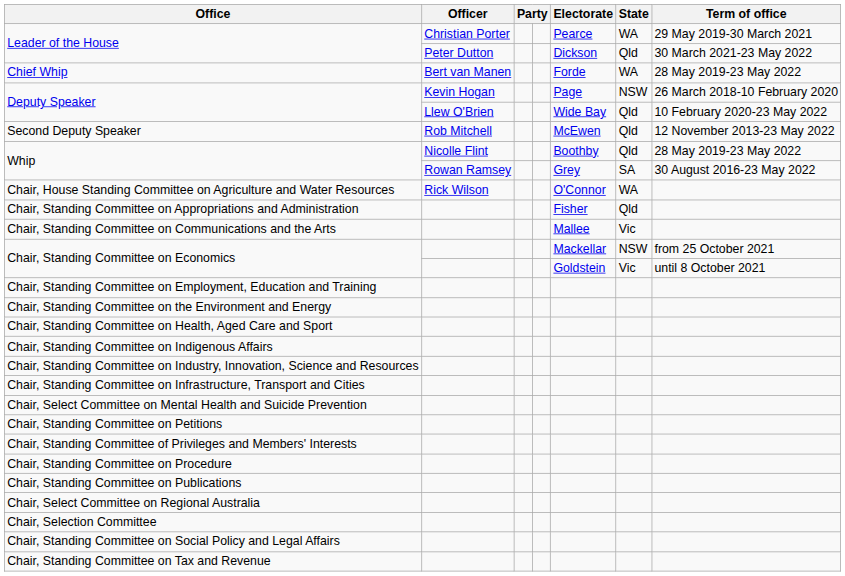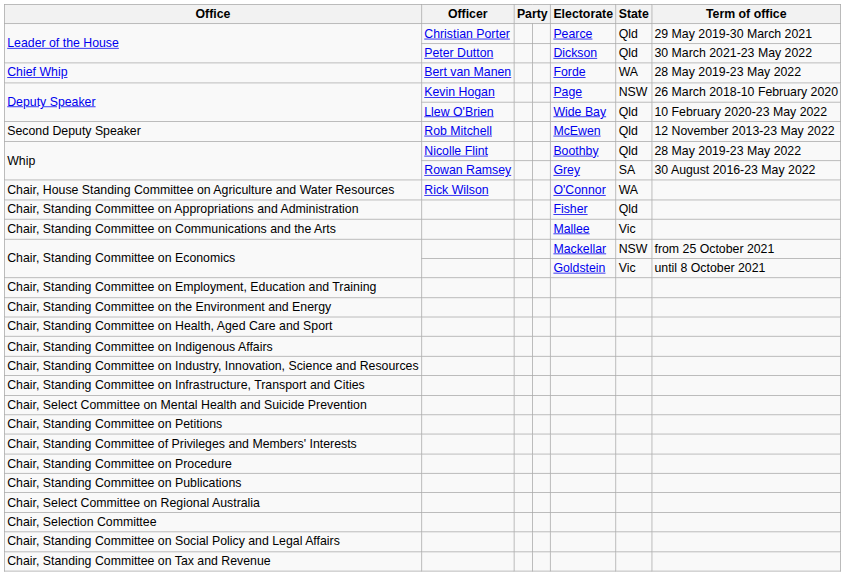(628, 33) WA -> (628, 33) Qld
